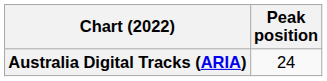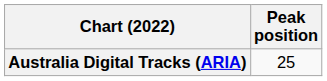(286, 62) 24 -> (286, 62) 25
